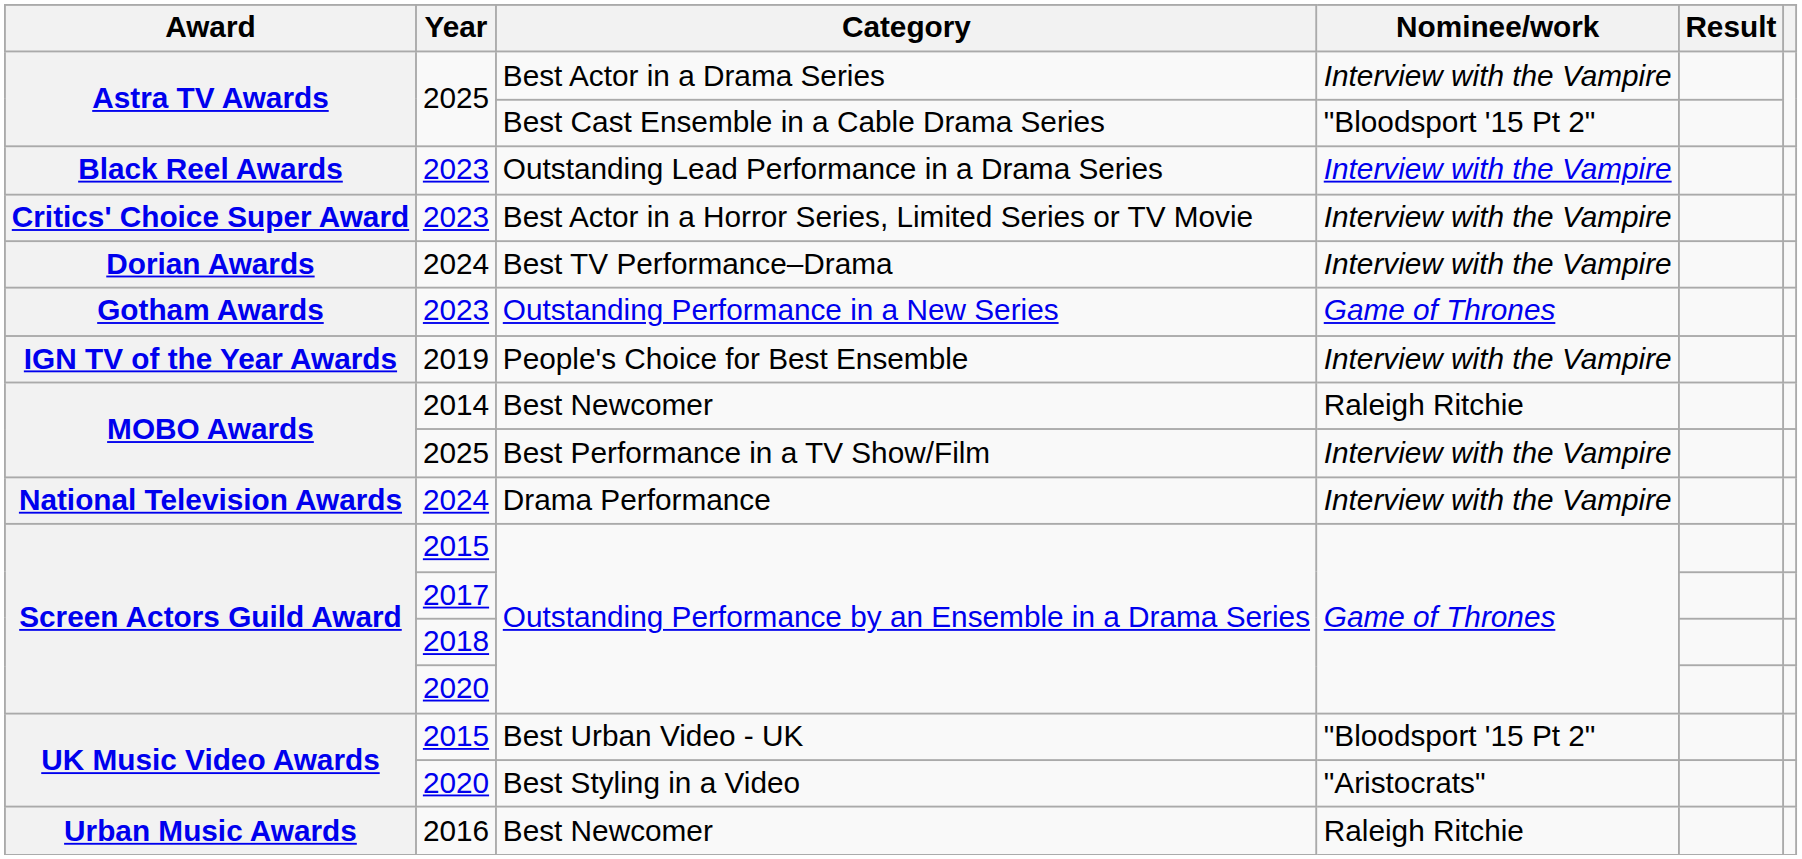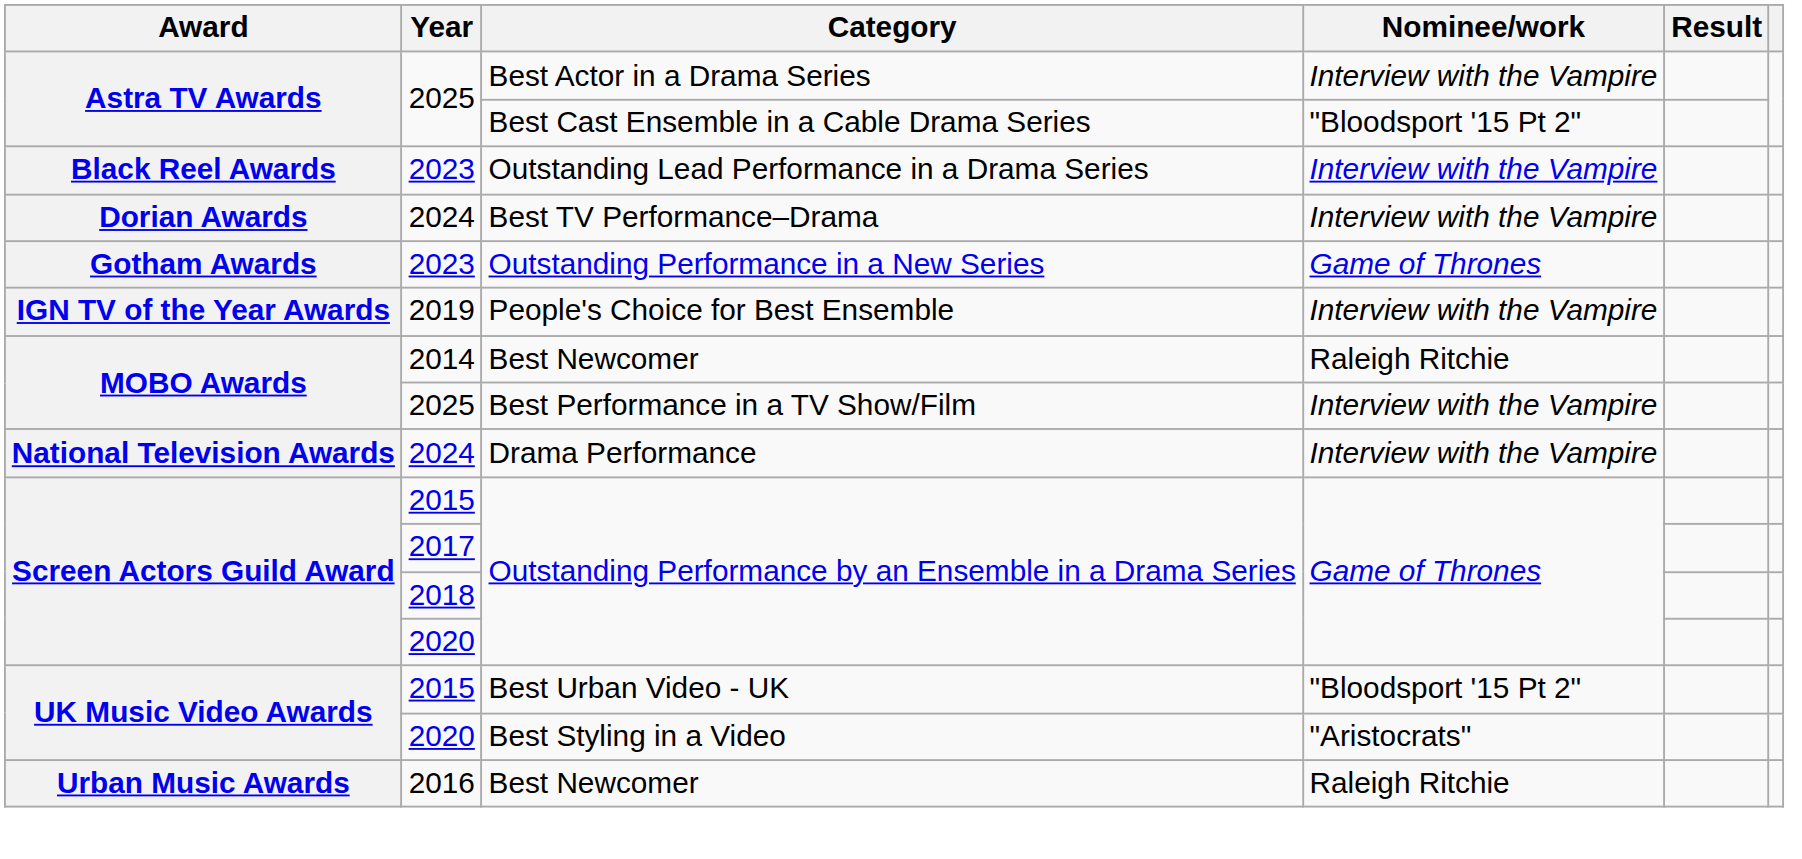- row: (456, 216)
